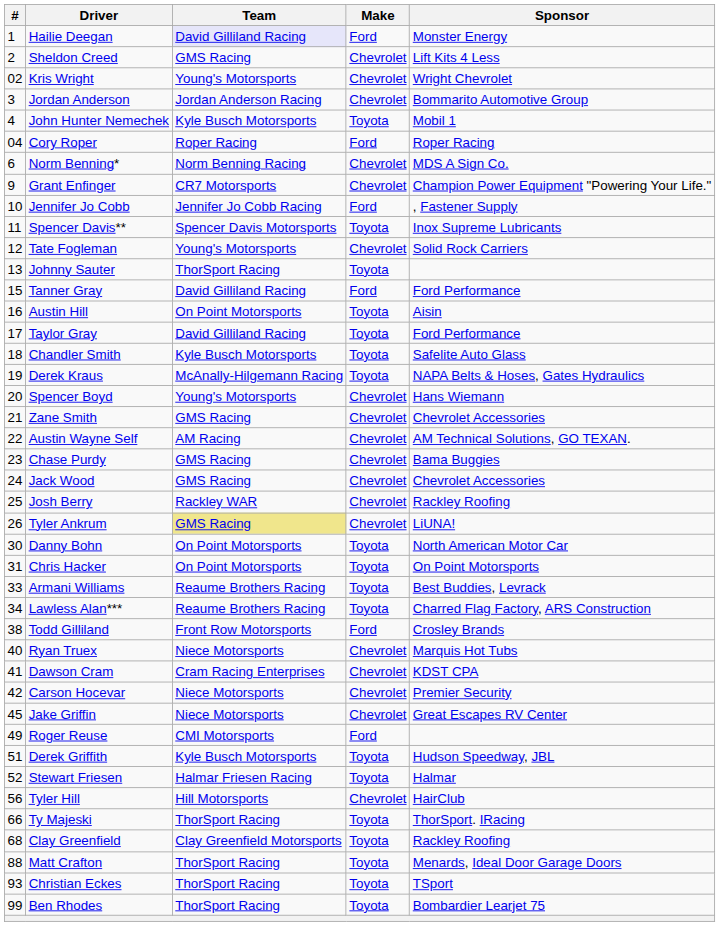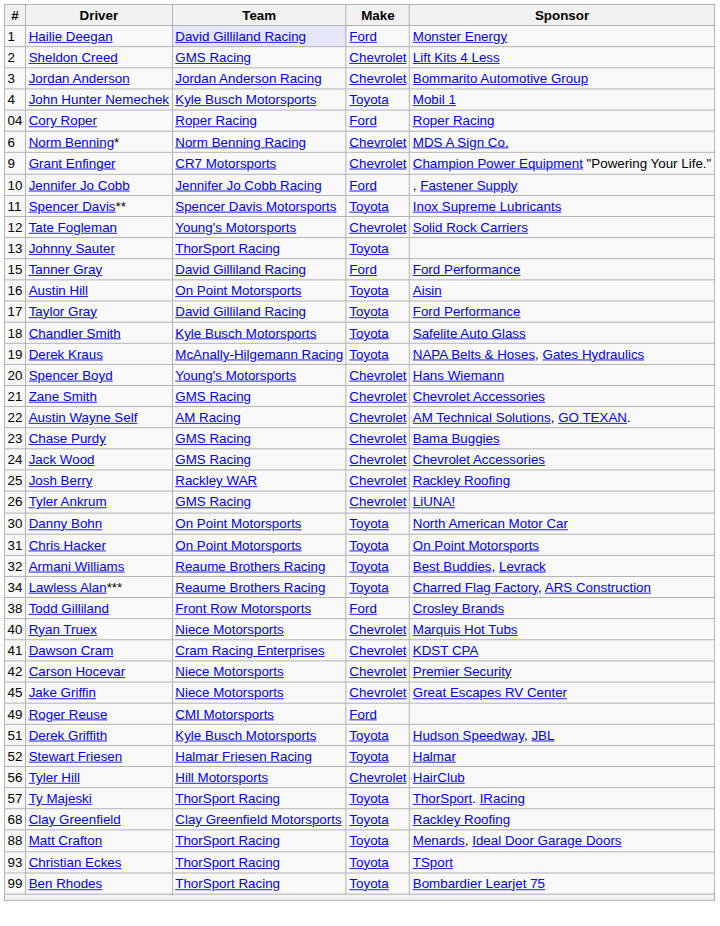- row: (61, 79)
(213, 523) khaki background -> (213, 502) no background
(15, 587) 33 -> (15, 566) 32
(15, 820) 66 -> (15, 799) 57
